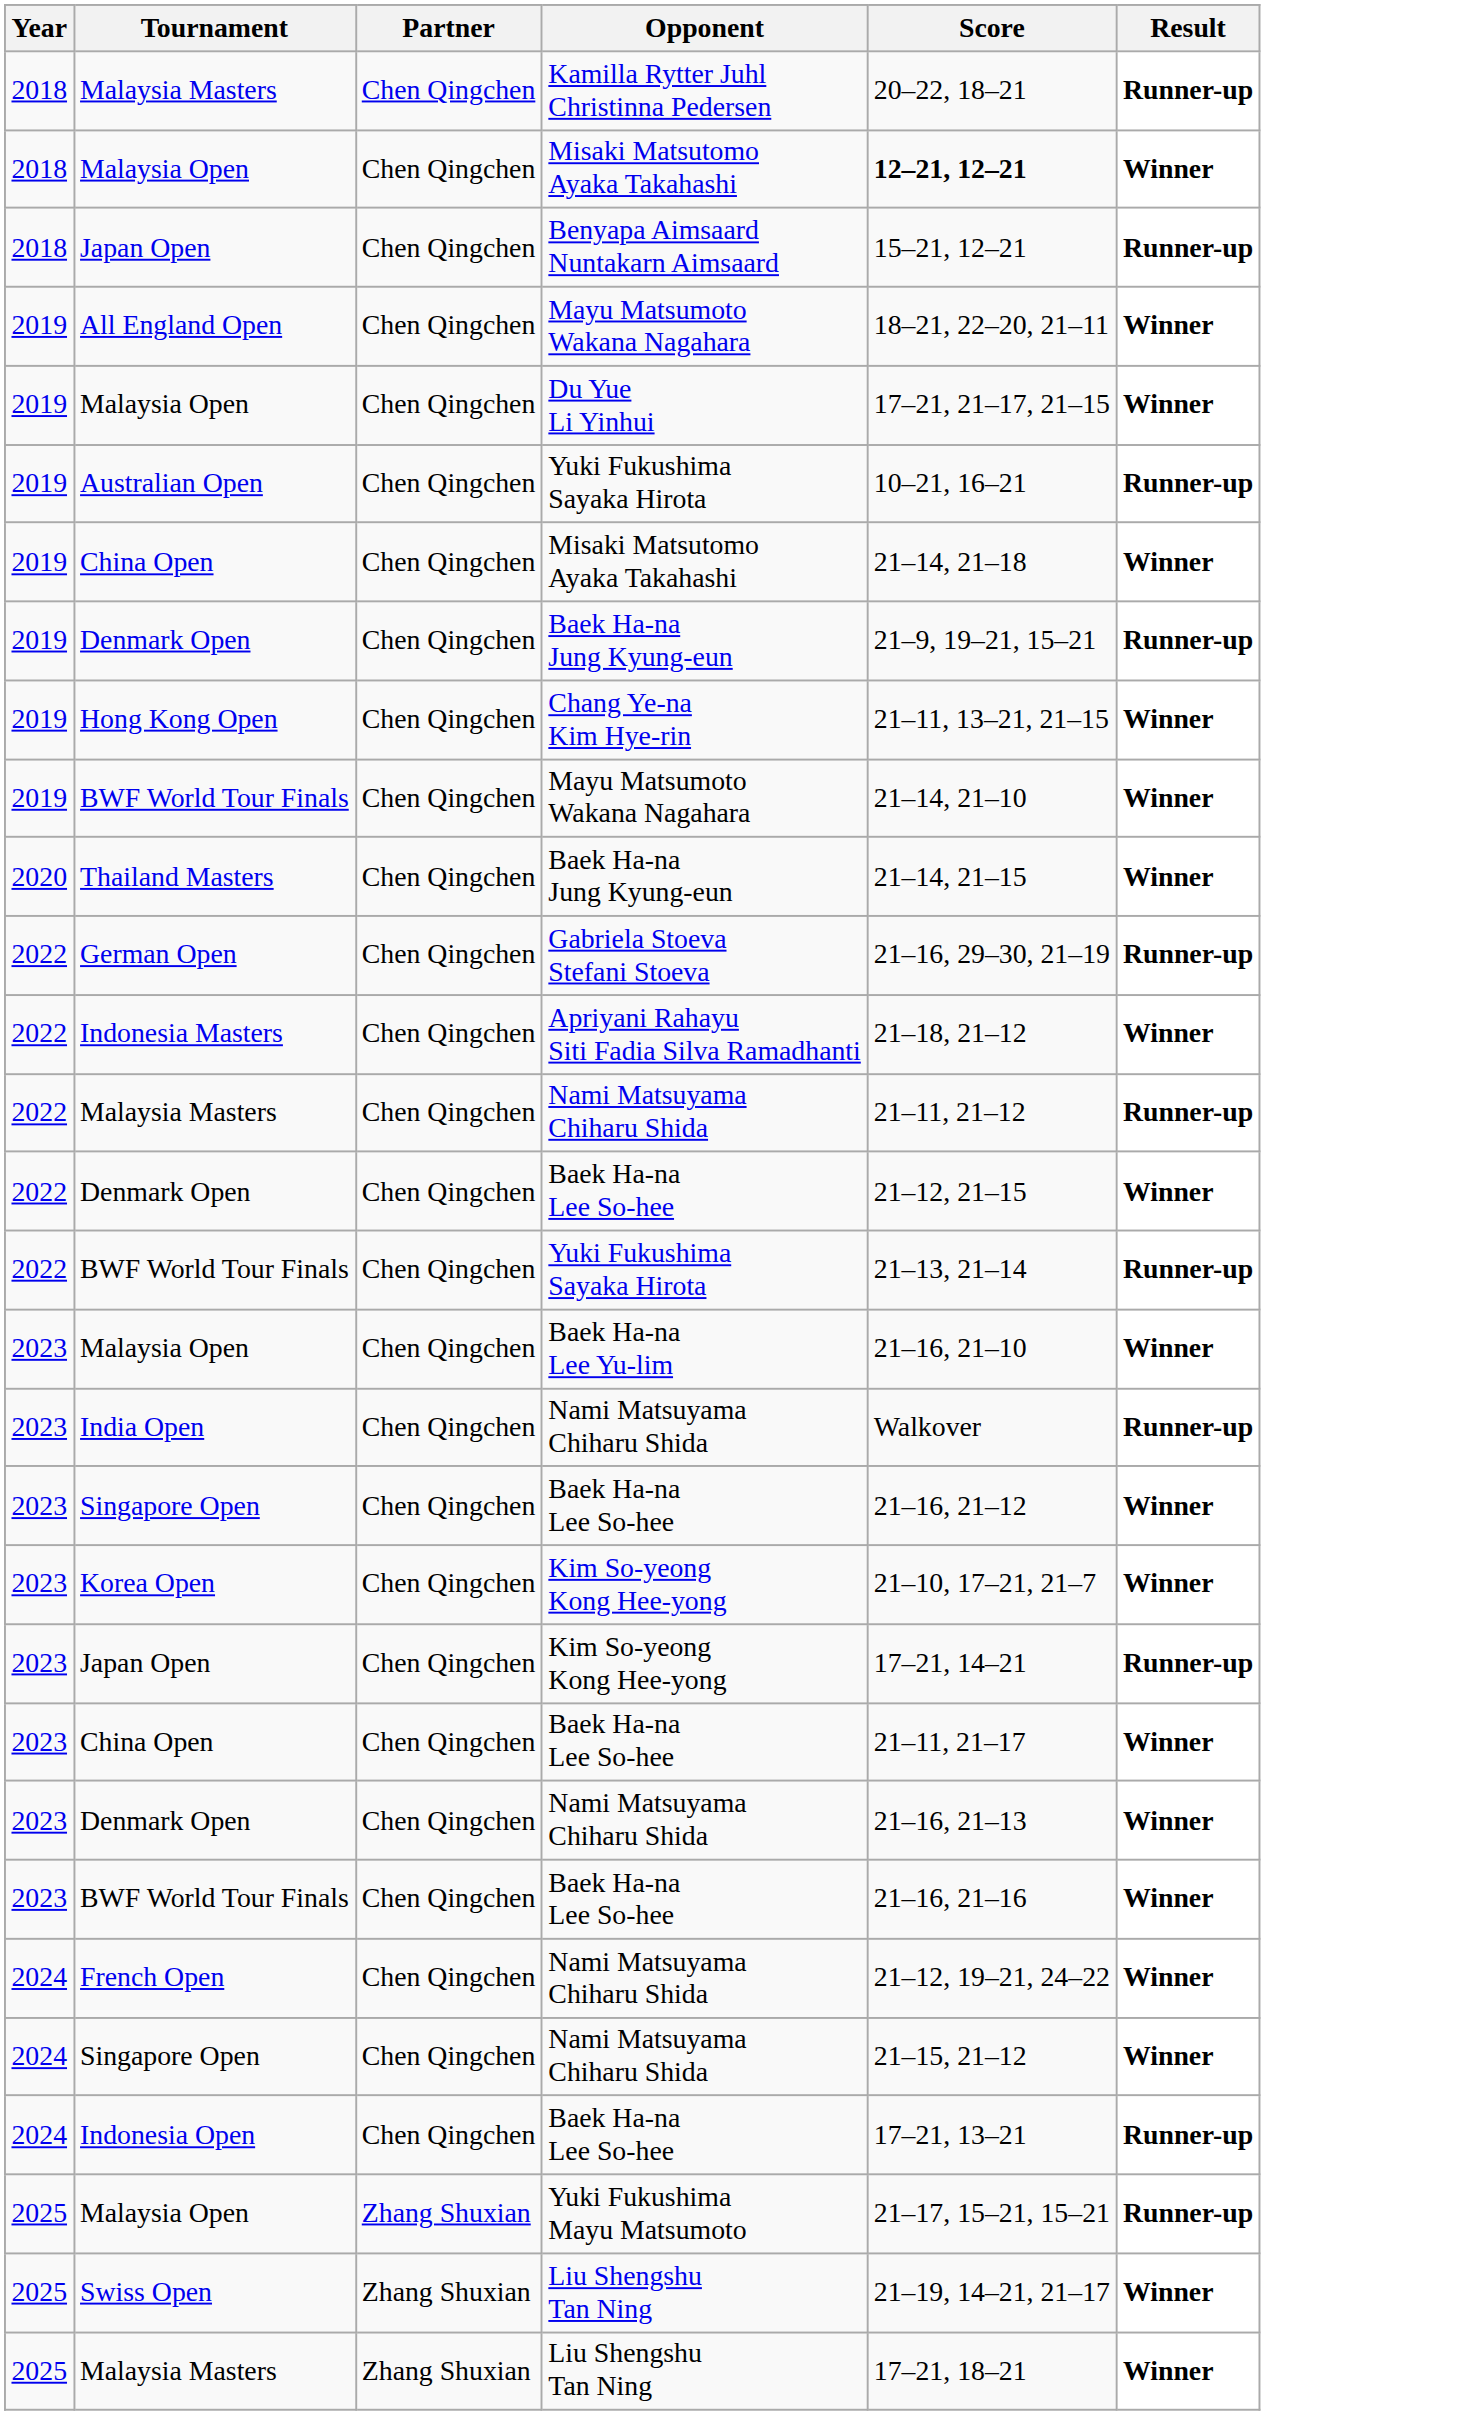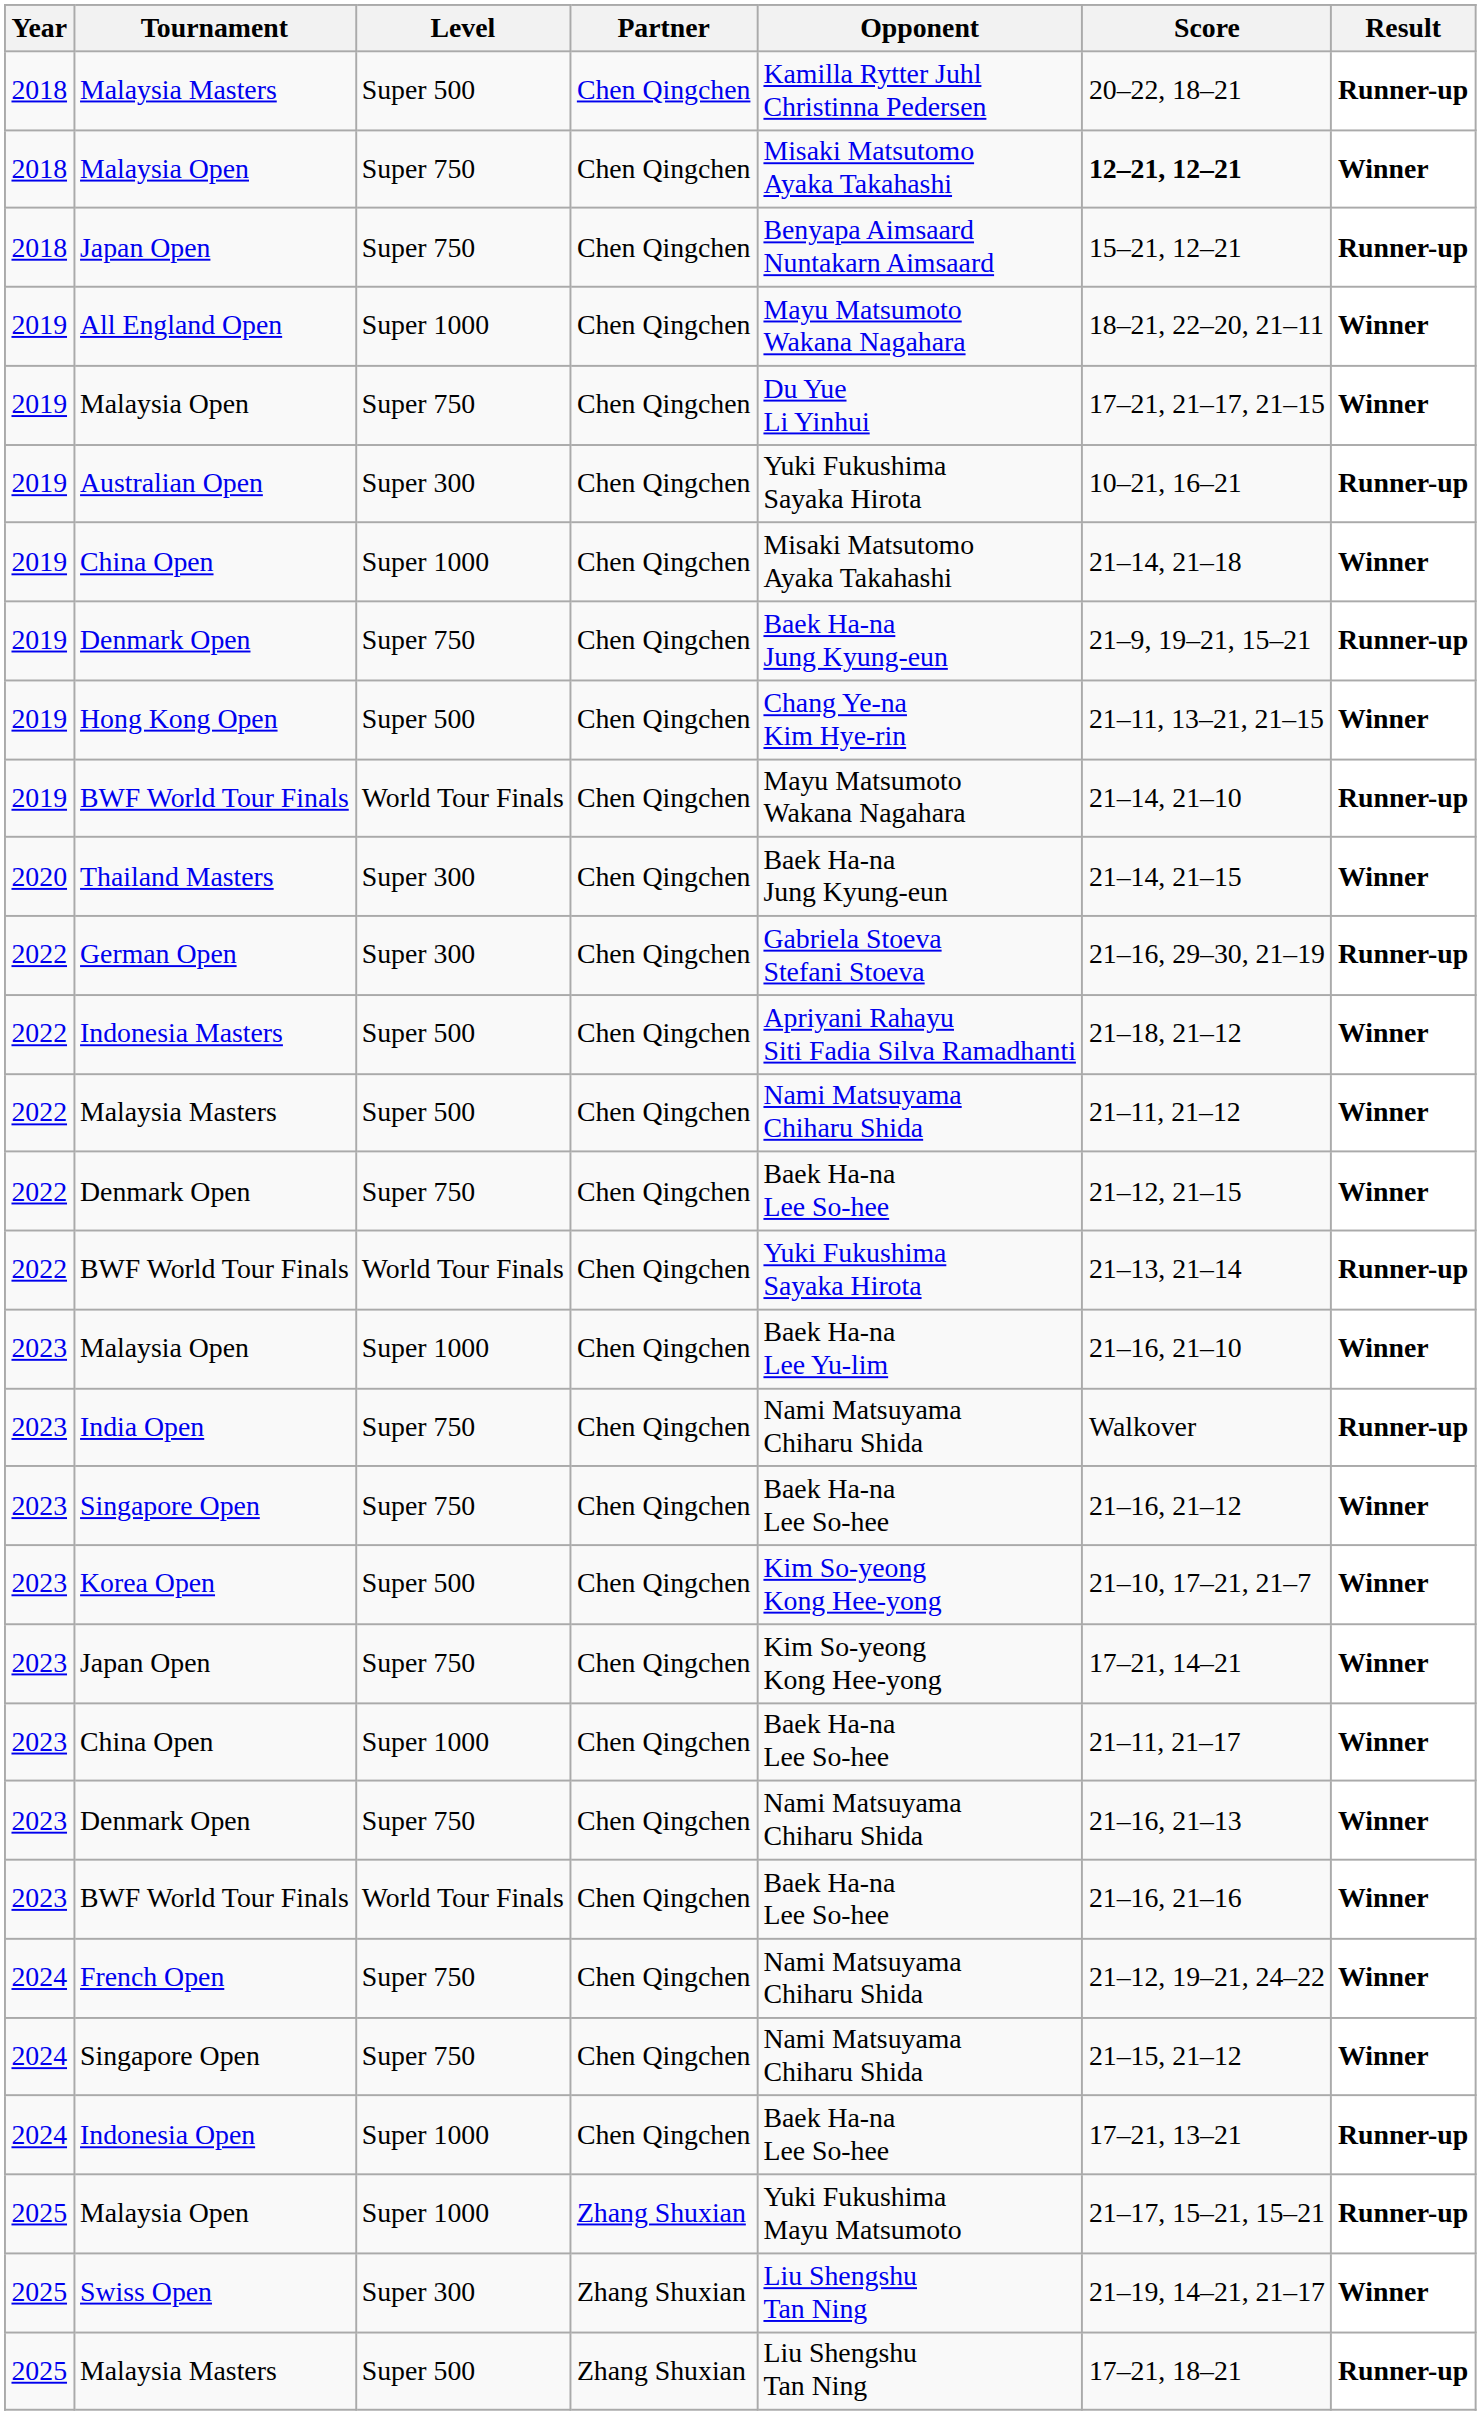+ column: (463, 27)
(1168, 797) Winner -> (1403, 797) Runner-up
(1188, 1112) Runner-up -> (1383, 1112) Winner
(1188, 1663) Runner-up -> (1383, 1663) Winner
(1168, 2370) Winner -> (1403, 2370) Runner-up
